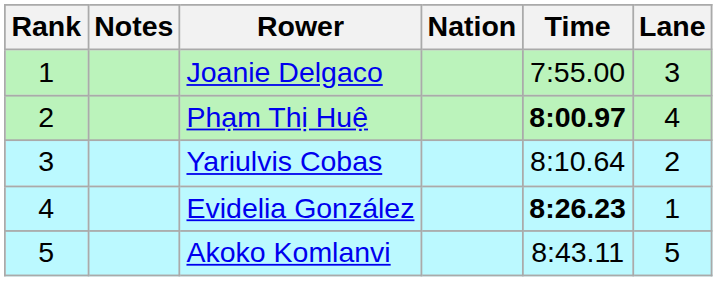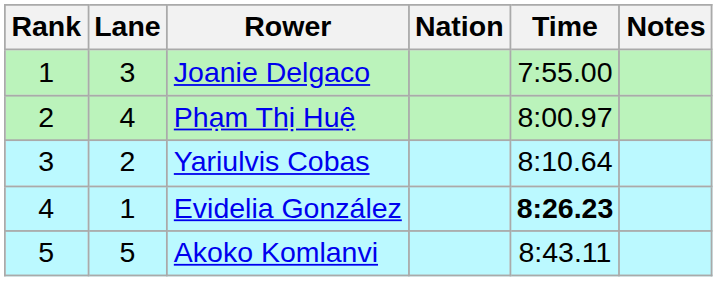columns swapped: (672, 27) <-> (134, 27)
(578, 117) bold -> (565, 117) normal
